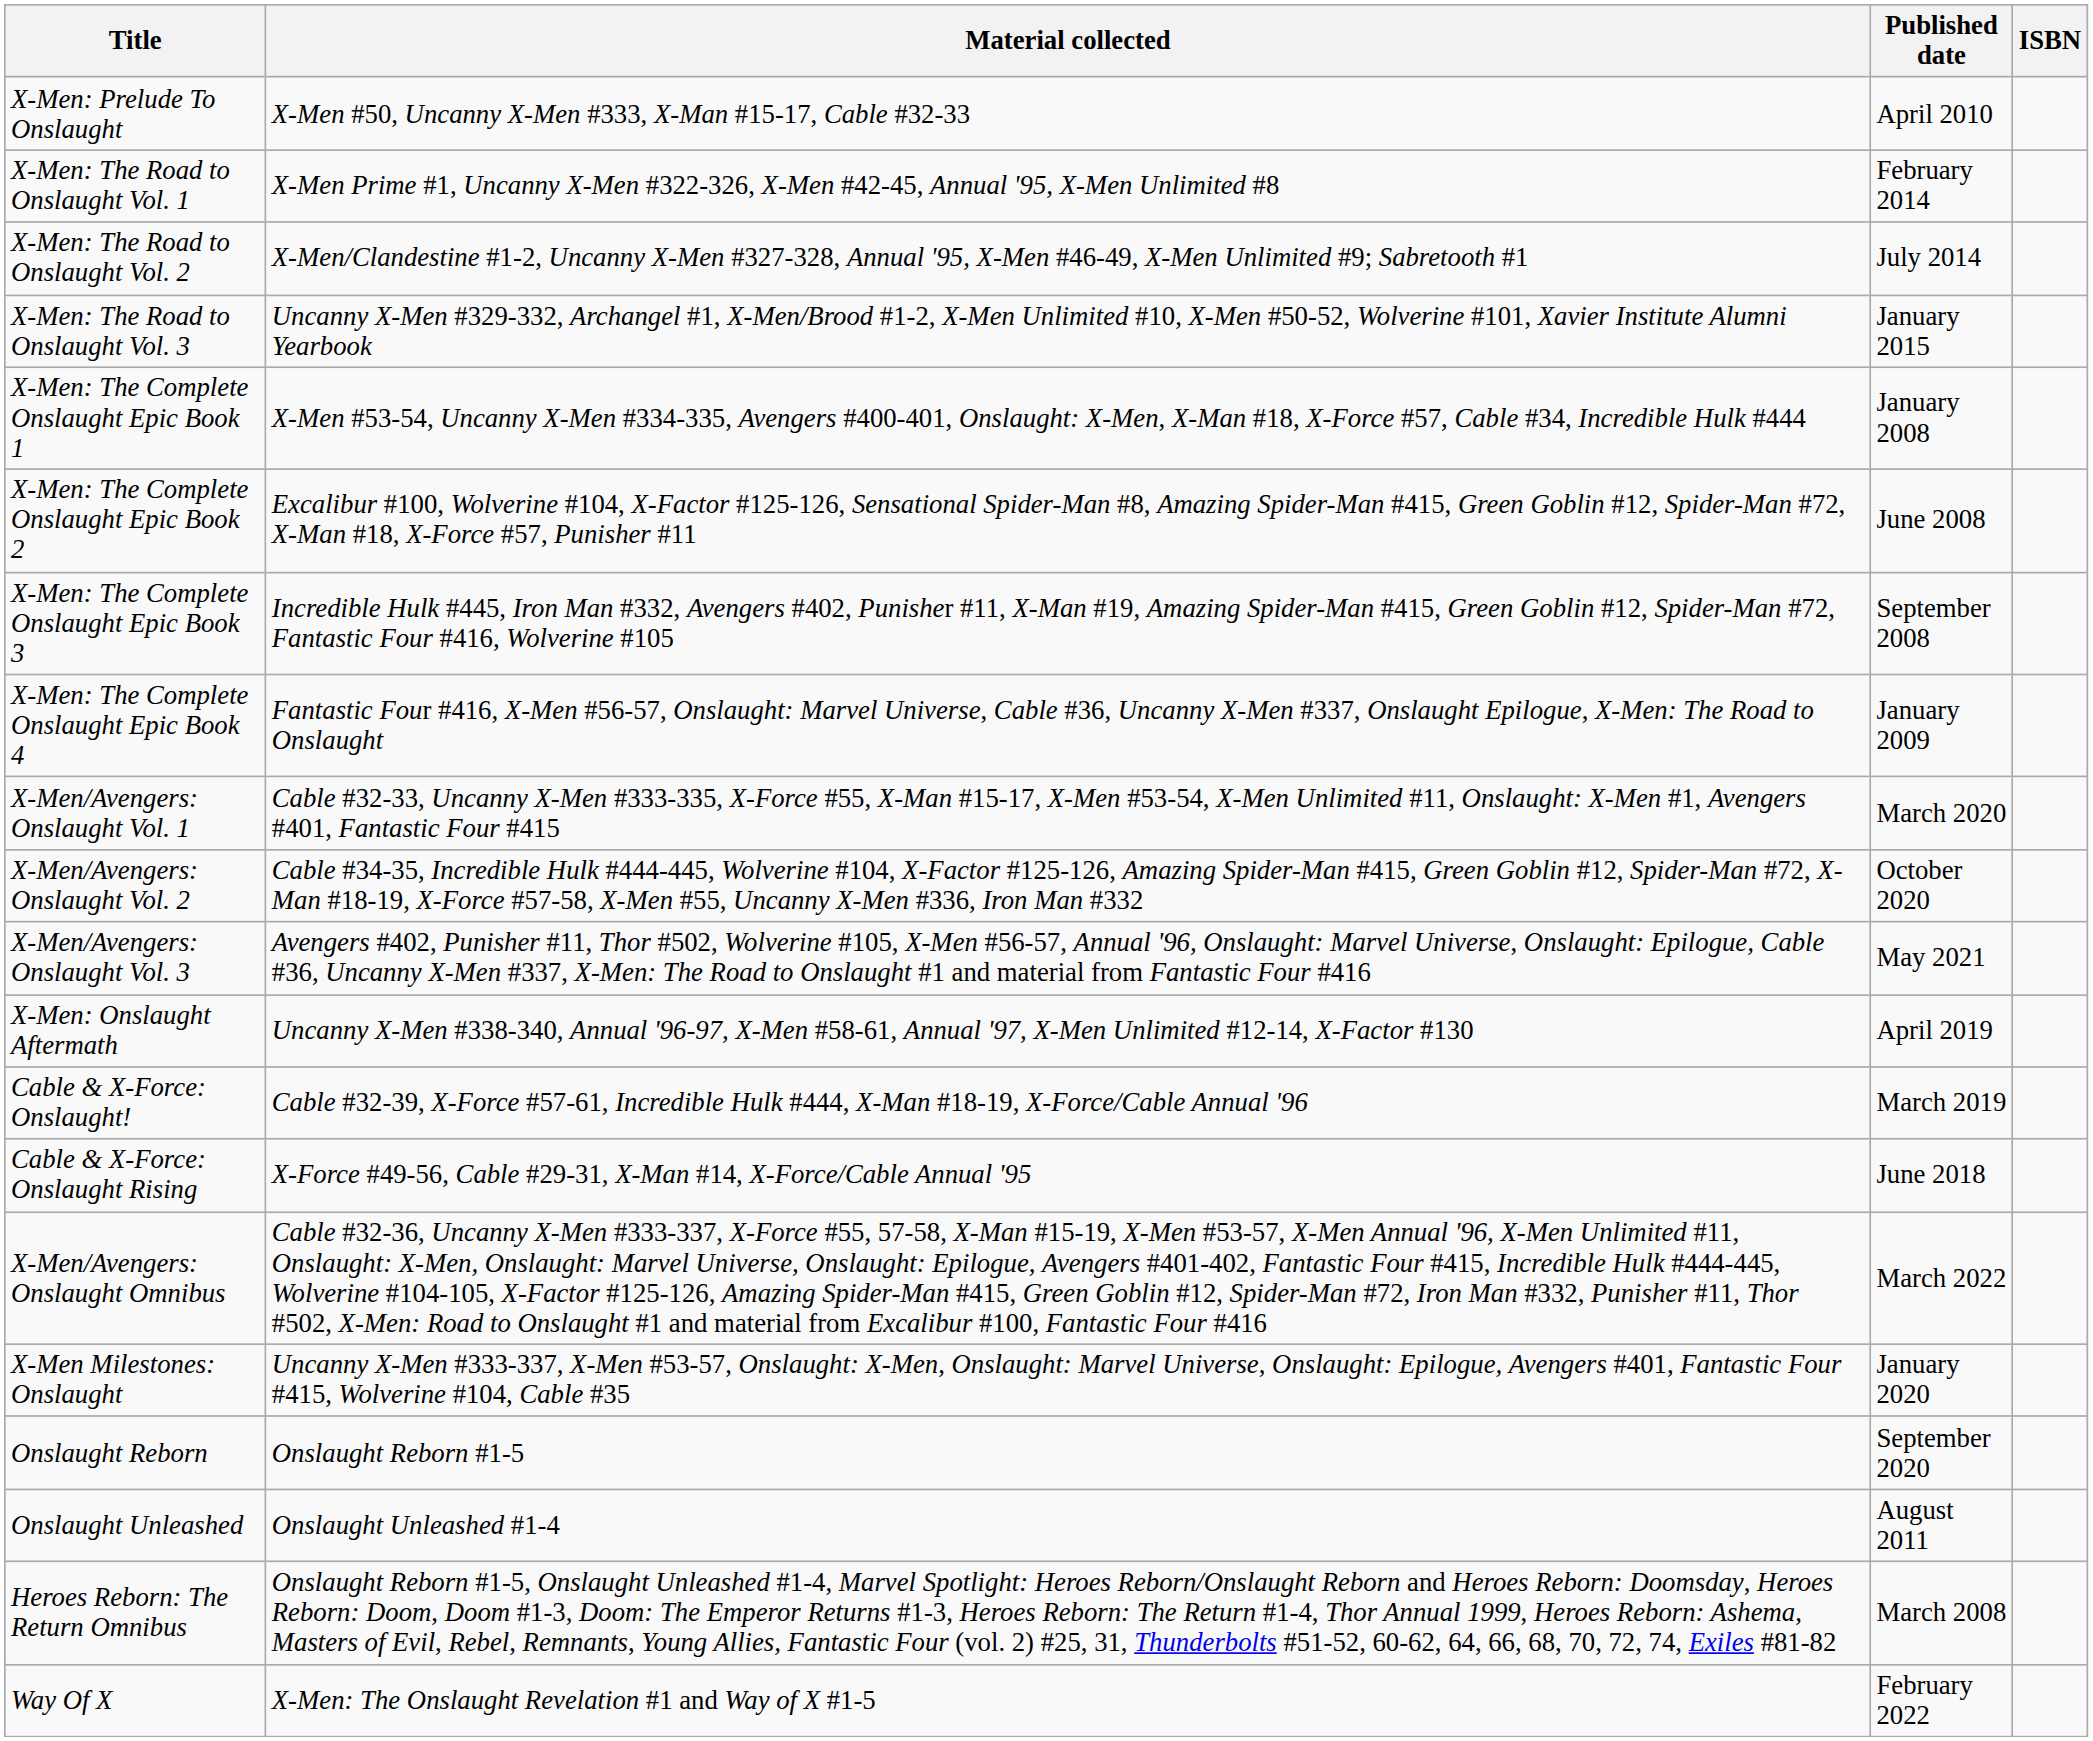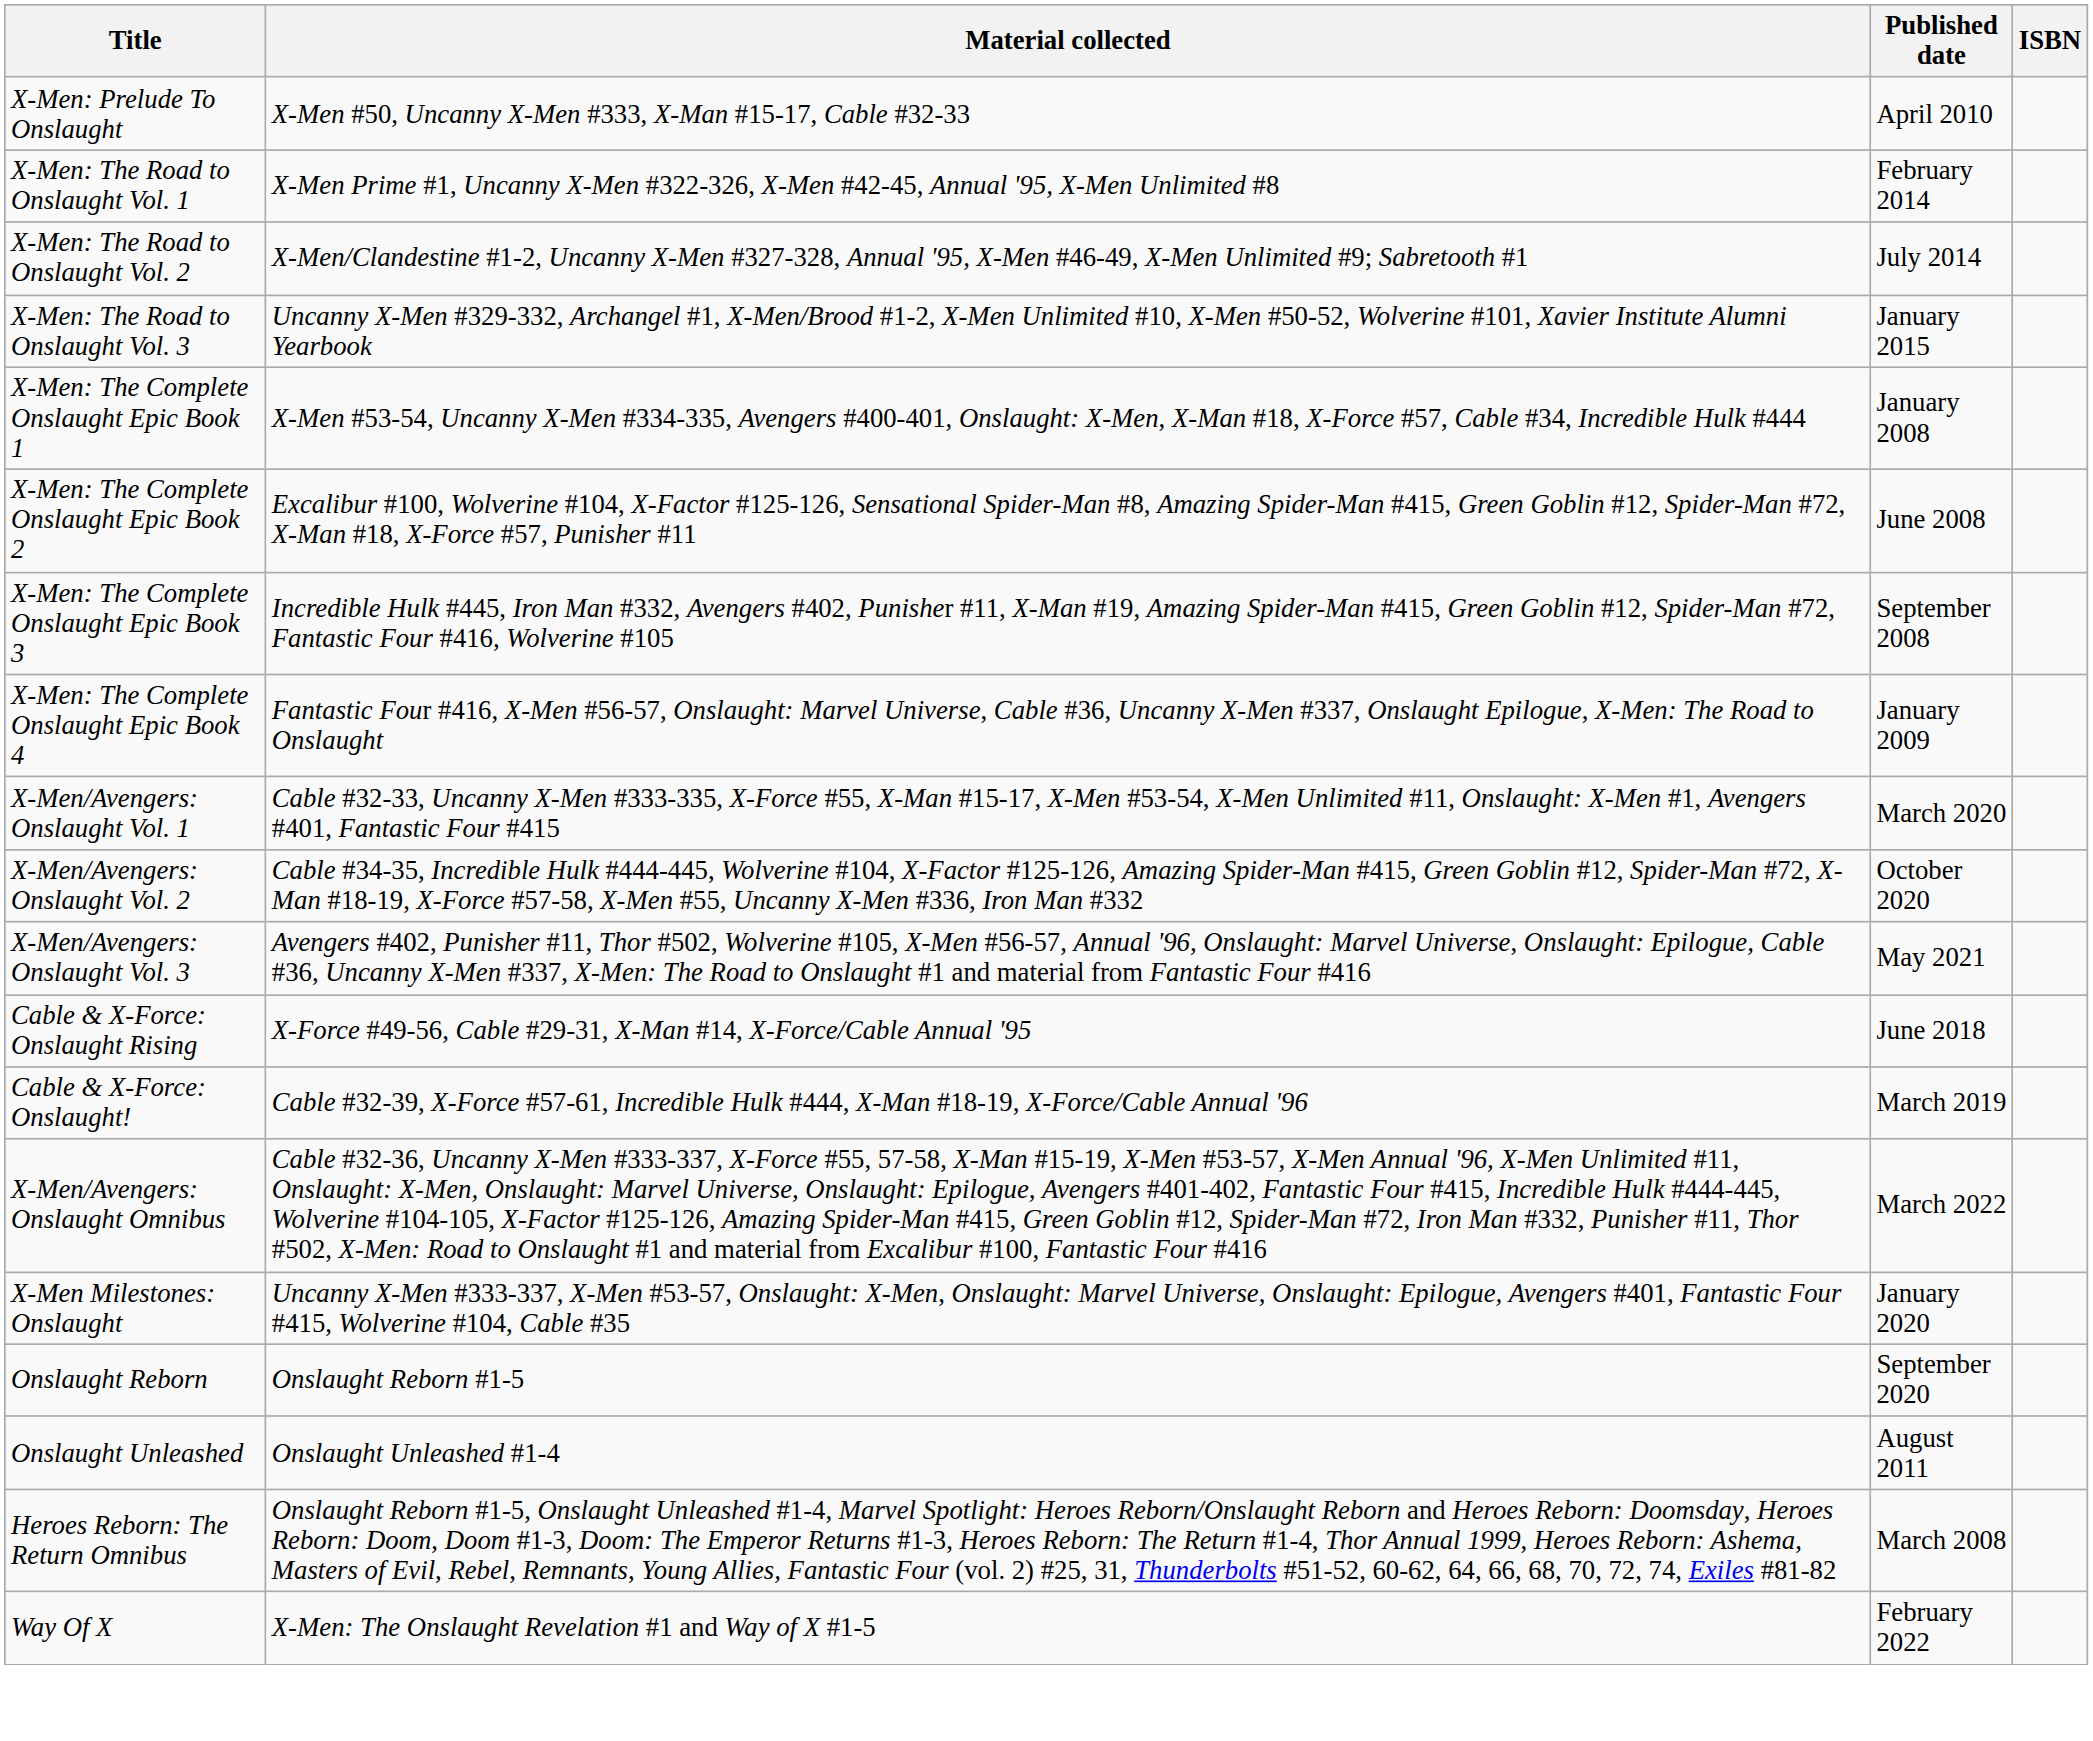- row: (111, 1030)
rows swapped: (108, 1175) <-> (108, 1102)
